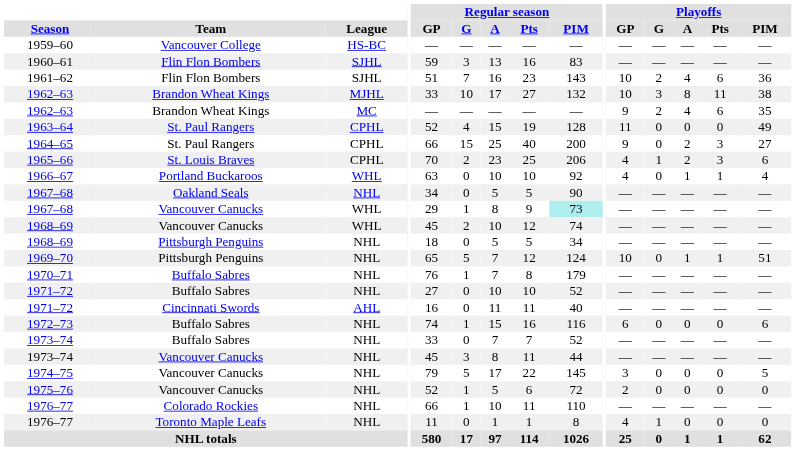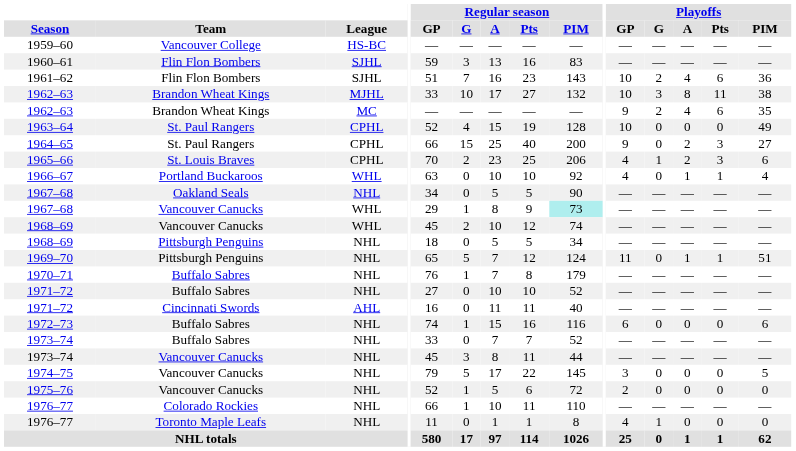(625, 127) 11 -> (625, 127) 10
(625, 258) 10 -> (625, 258) 11
